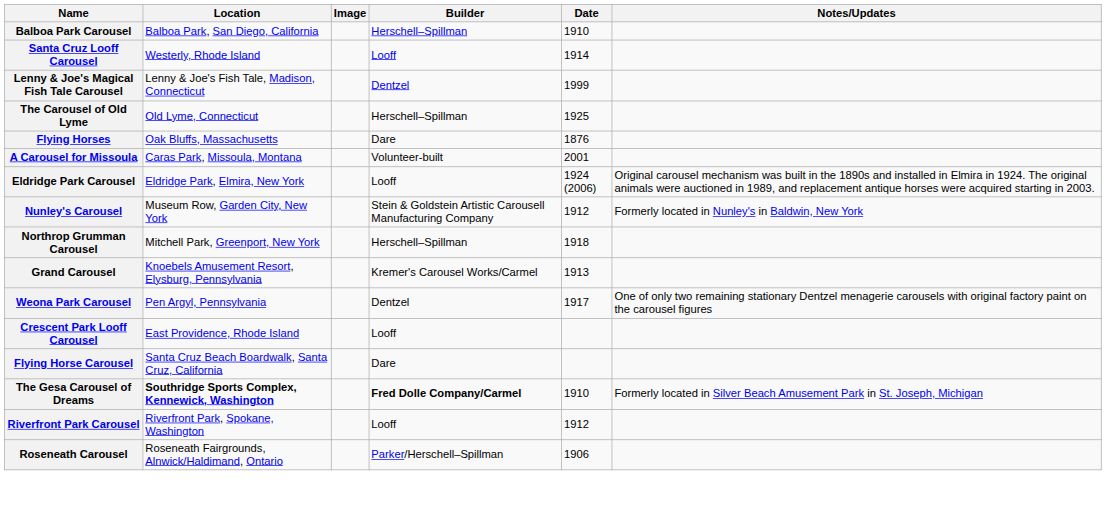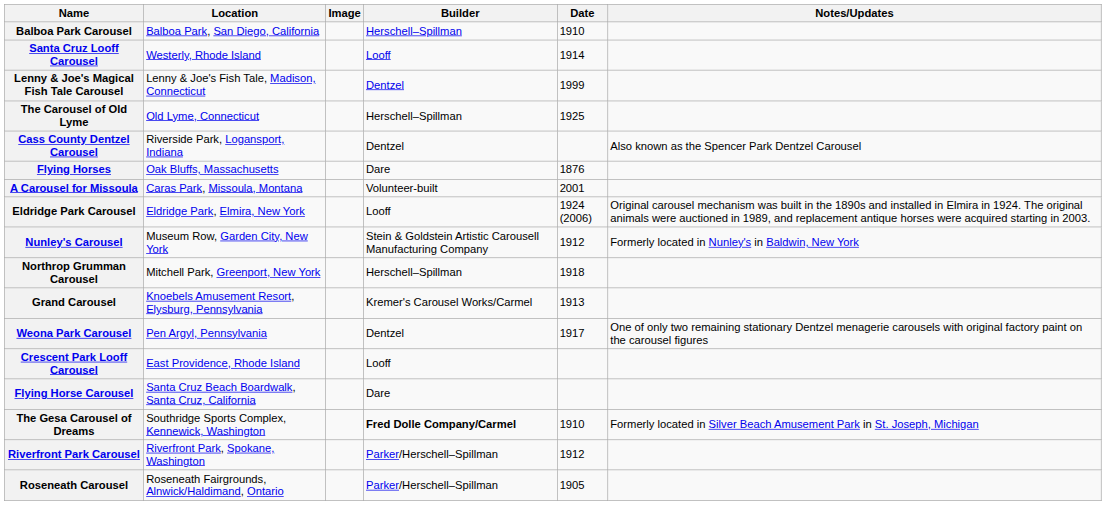+ row: (74, 146)
(221, 394) bold -> (216, 424) normal
(384, 424) Looff -> (432, 455) Parker/Herschell–Spillman
(576, 455) 1906 -> (572, 485) 1905
